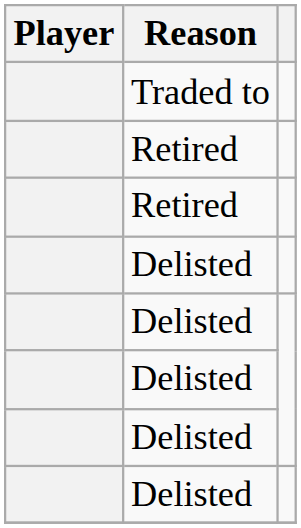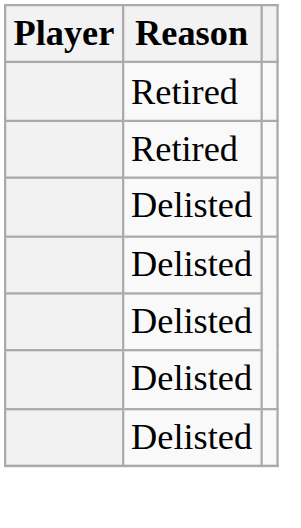- row: (64, 92)
